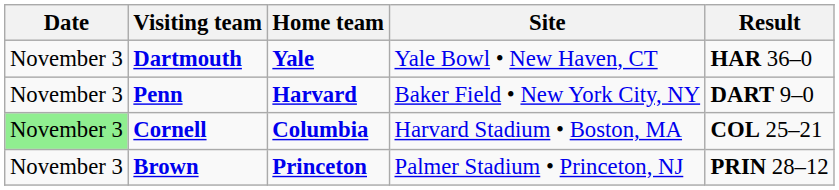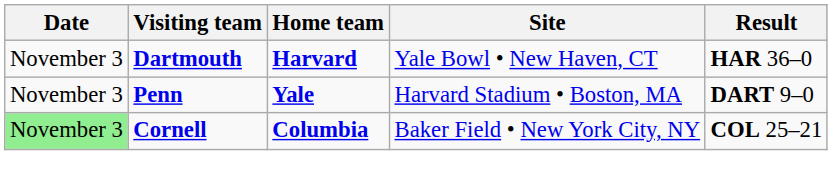(293, 58) Yale -> (315, 58) Harvard
(315, 94) Harvard -> (293, 94) Yale
(547, 94) Baker Field • New York City, NY -> (538, 94) Harvard Stadium • Boston, MA
(538, 130) Harvard Stadium • Boston, MA -> (547, 130) Baker Field • New York City, NY
- row: (166, 166)
